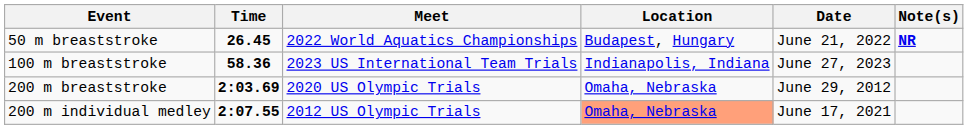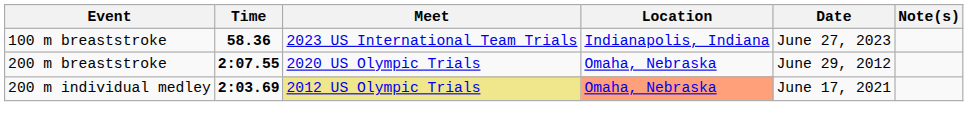- row: (83, 40)
(249, 88) 2:03.69 -> (249, 64) 2:07.55
(249, 112) 2:07.55 -> (249, 88) 2:03.69
(383, 112) no background -> (383, 88) khaki background
